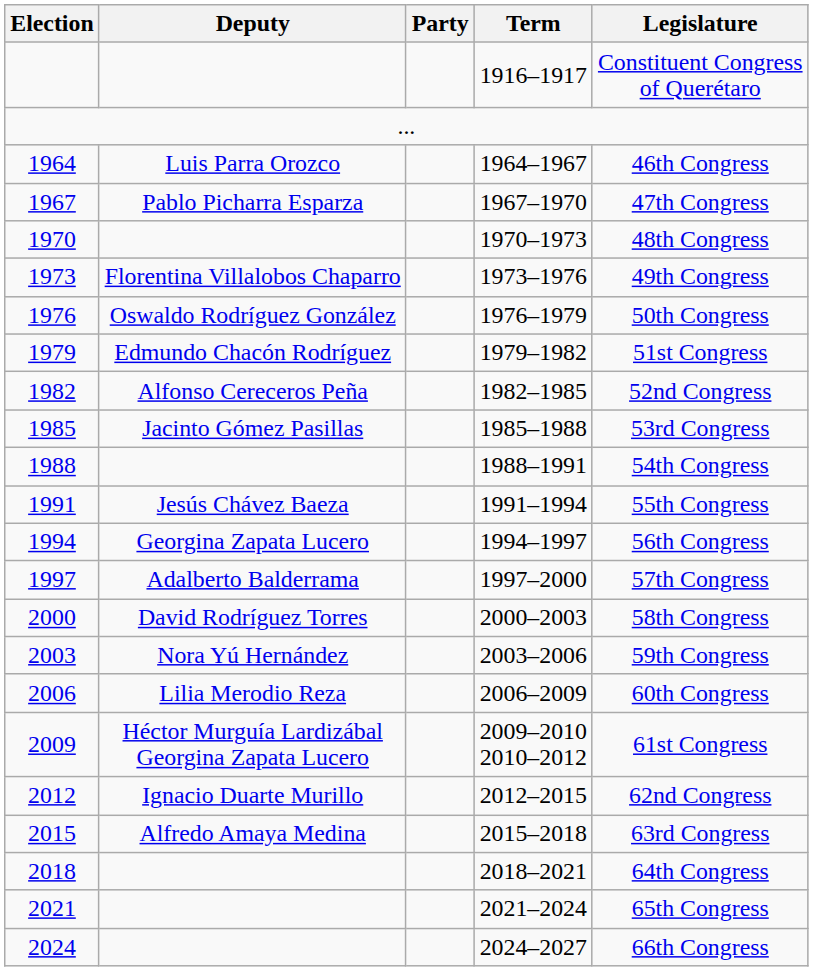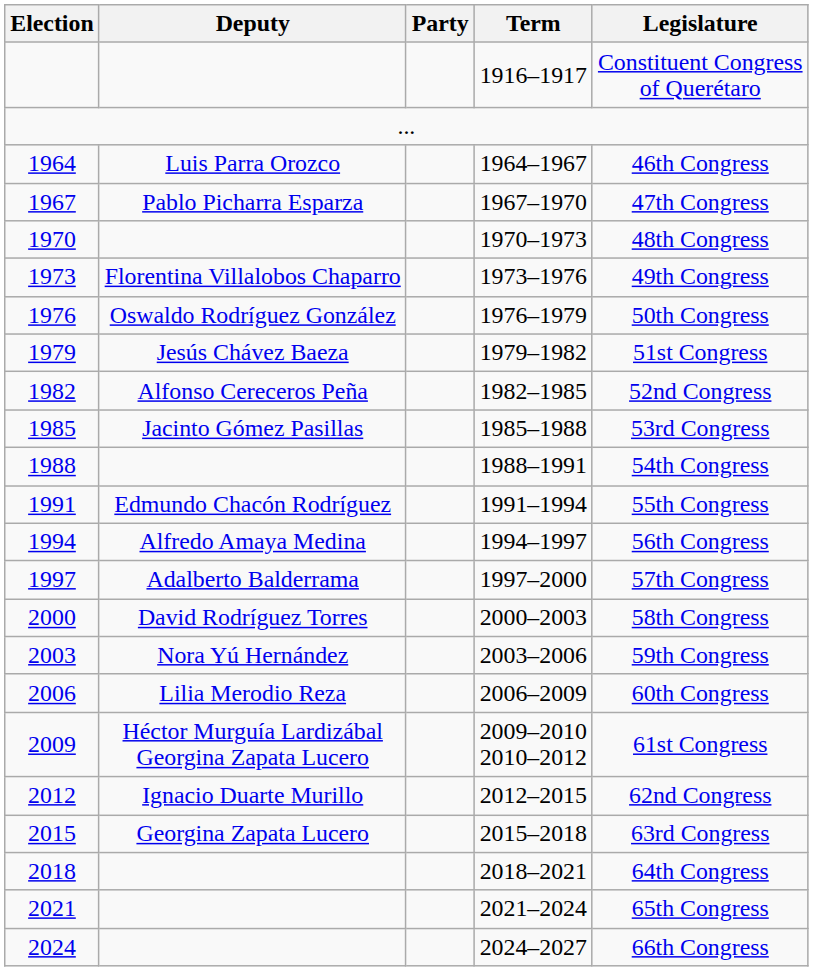(253, 352) Edmundo Chacón Rodríguez -> (253, 352) Jesús Chávez Baeza
(253, 503) Jesús Chávez Baeza -> (253, 503) Edmundo Chacón Rodríguez
(253, 541) Georgina Zapata Lucero -> (253, 541) Alfredo Amaya Medina
(253, 833) Alfredo Amaya Medina -> (253, 833) Georgina Zapata Lucero
